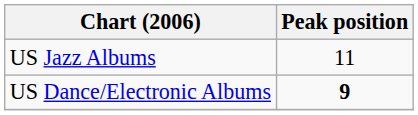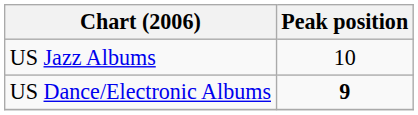(345, 57) 11 -> (345, 57) 10
